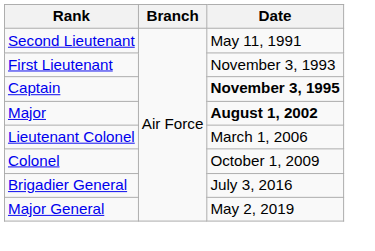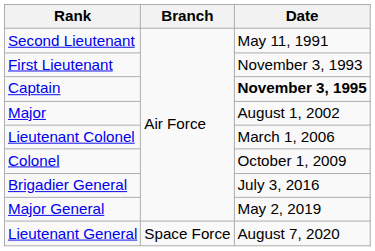(264, 112) bold -> (289, 112) normal
+ row: (73, 233)
